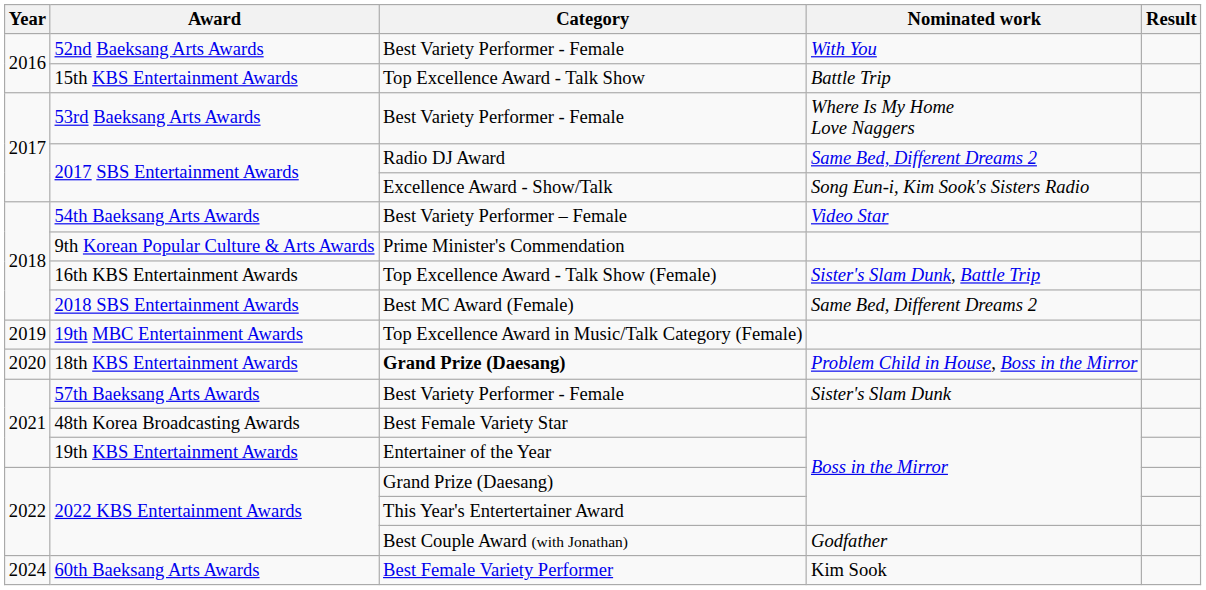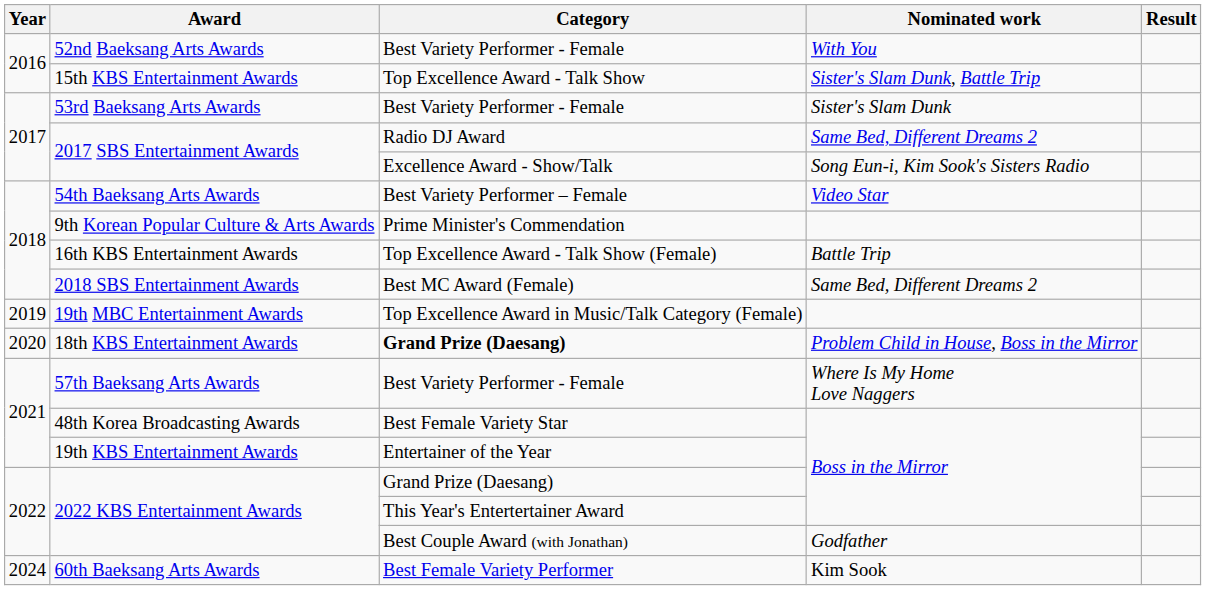(851, 78) Battle Trip -> (926, 78) Sister's Slam Dunk, Battle Trip
(883, 117) Where Is My Home Love Naggers -> (881, 107) Sister's Slam Dunk
(926, 275) Sister's Slam Dunk, Battle Trip -> (851, 254) Battle Trip
(881, 393) Sister's Slam Dunk -> (883, 382) Where Is My Home Love Naggers
